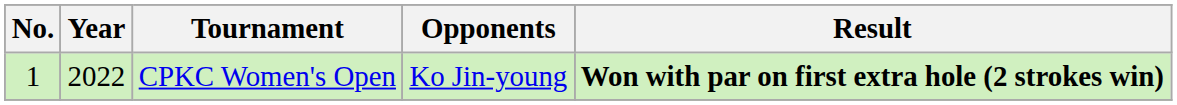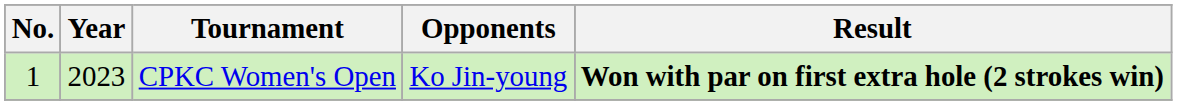(96, 76) 2022 -> (96, 76) 2023
